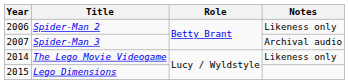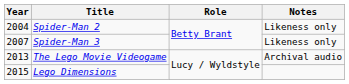(18, 27) 2006 -> (18, 27) 2004
(303, 42) Archival audio -> (300, 42) Likeness only
(18, 57) 2014 -> (18, 57) 2013
(300, 57) Likeness only -> (303, 57) Archival audio
